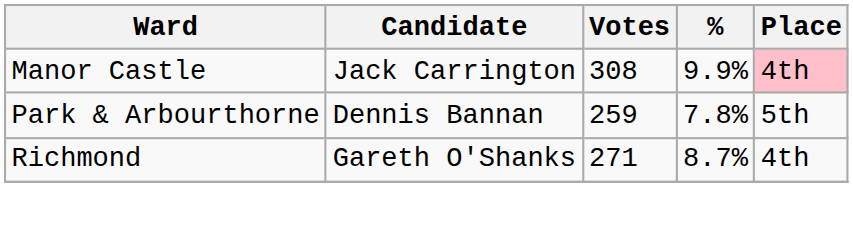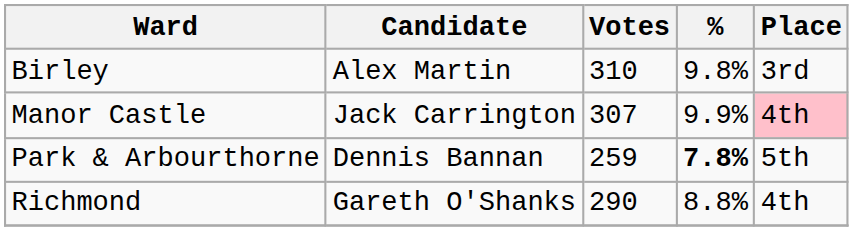+ row: (60, 71)
(613, 71) 308 -> (613, 115) 307
(715, 115) normal -> (715, 159) bold
(613, 159) 271 -> (613, 203) 290
(715, 159) 8.7% -> (715, 203) 8.8%
